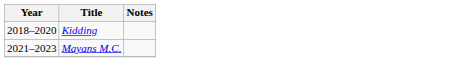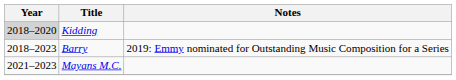(32, 30) no background -> (32, 30) lightgrey background
+ row: (75, 48)
